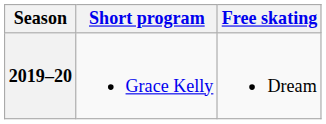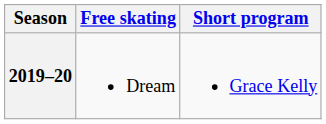columns swapped: (147, 18) <-> (270, 18)
